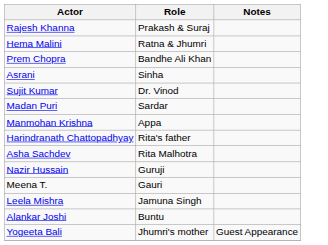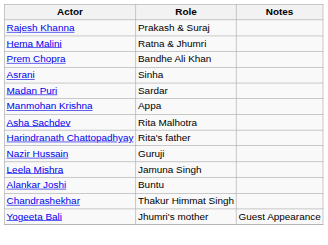- row: (32, 91)
rows swapped: (39, 153) <-> (70, 138)
- row: (27, 185)
+ row: (43, 201)
